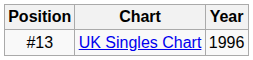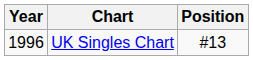columns swapped: (227, 17) <-> (40, 17)
